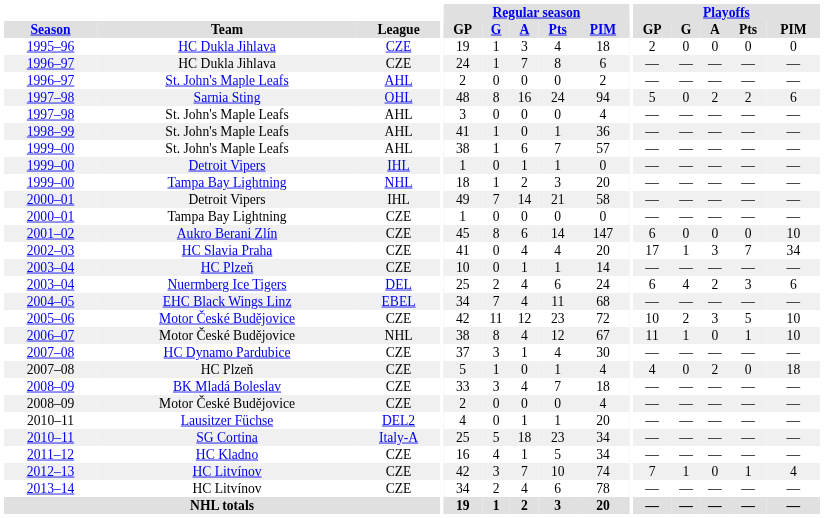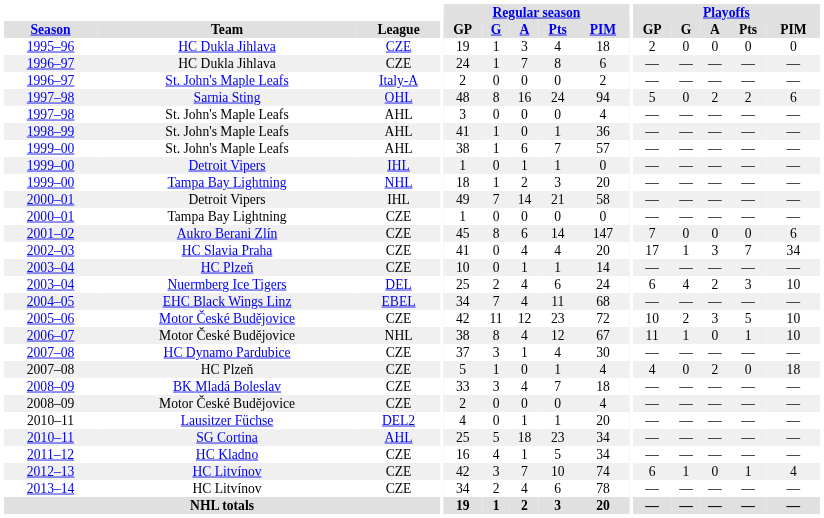(399, 80) AHL -> (399, 80) Italy-A
(652, 233) 6 -> (652, 233) 7
(793, 233) 10 -> (793, 233) 6
(793, 284) 6 -> (793, 284) 10
(399, 437) Italy-A -> (399, 437) AHL
(652, 471) 7 -> (652, 471) 6
